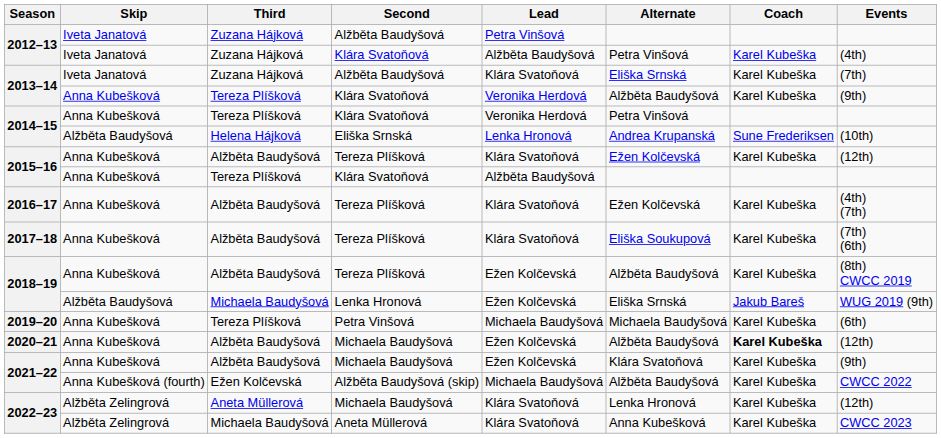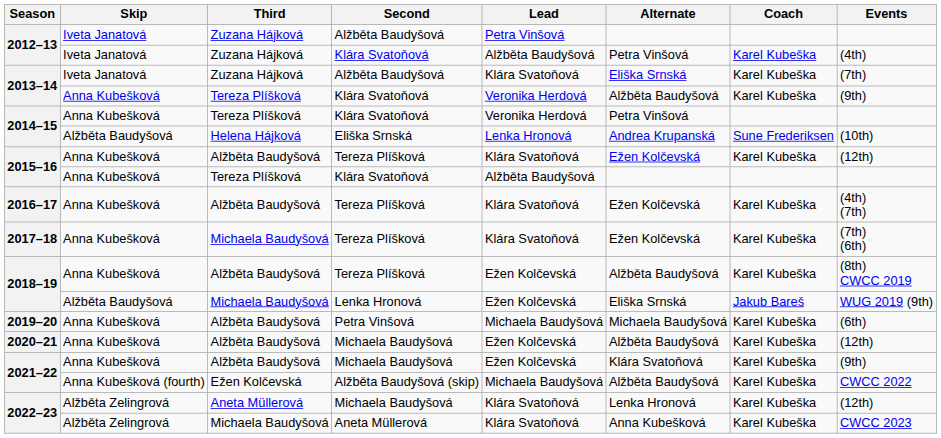(265, 239) Alžběta Baudyšová -> (270, 239) Michaela Baudyšová
(660, 239) Eliška Soukupová -> (654, 239) Ežen Kolčevská
(256, 321) Tereza Plíšková -> (265, 321) Alžběta Baudyšová
(777, 342) bold -> (775, 342) normal
